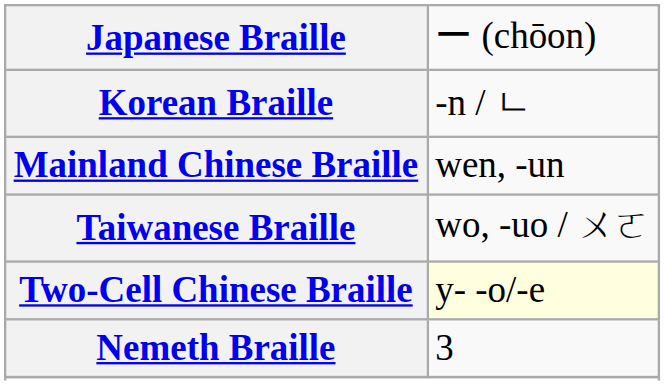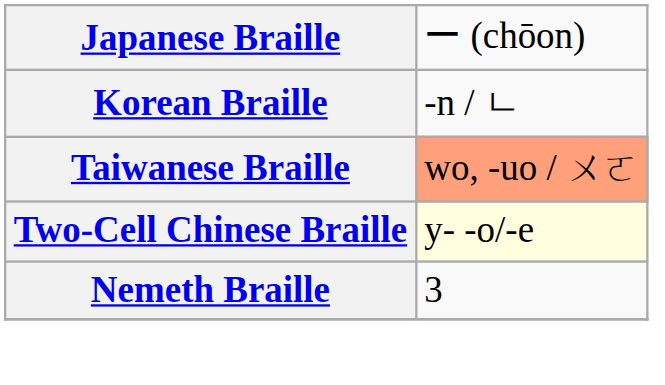- row: (216, 164)
(543, 225) no background -> (532, 167) lightsalmon background
